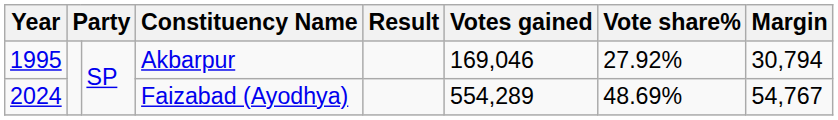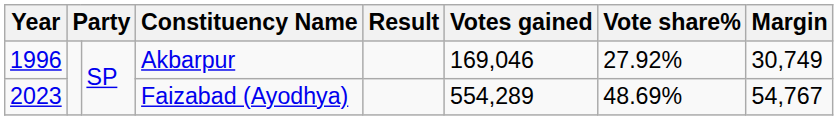(36, 59) 1995 -> (36, 59) 1996
(787, 59) 30,794 -> (787, 59) 30,749
(36, 96) 2024 -> (36, 96) 2023
